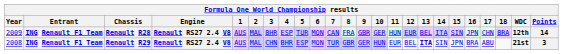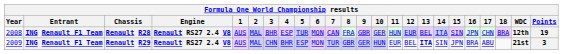(14, 32) 2009 -> (14, 32) 2008
(544, 32) 14 -> (544, 32) 19
(14, 44) 2008 -> (14, 44) 2009
